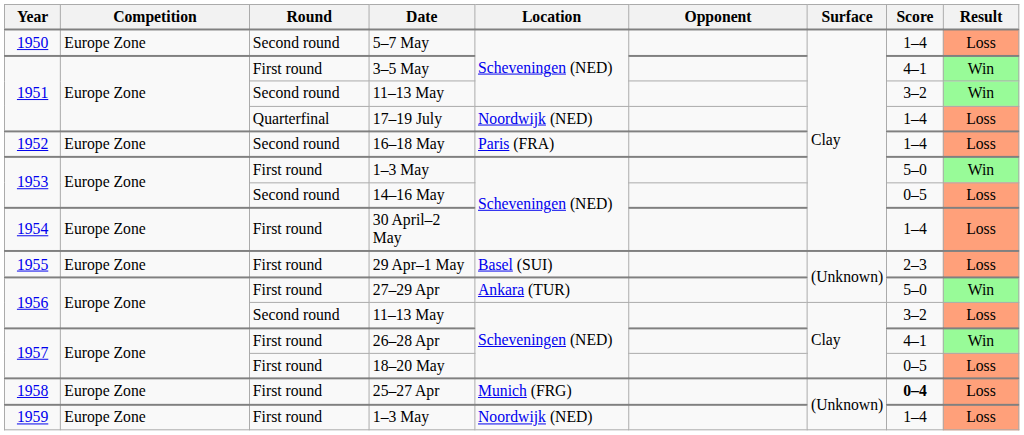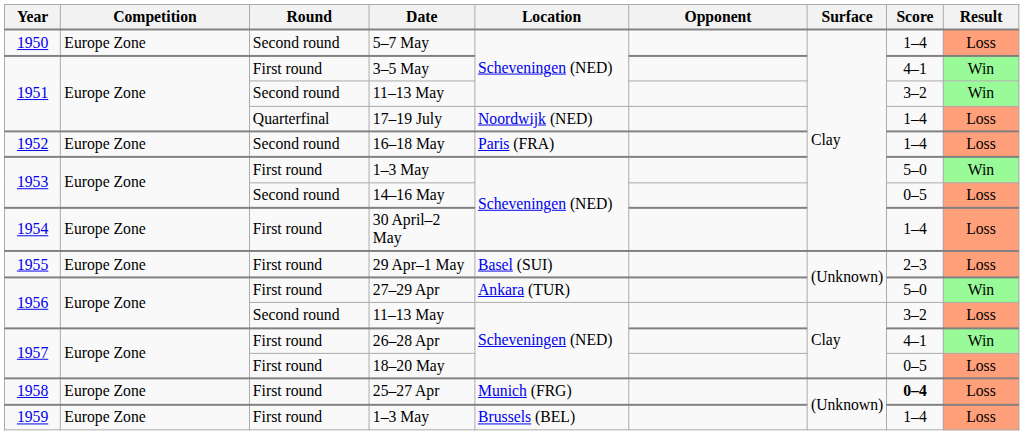(535, 417) Noordwijk (NED) -> (527, 417) Brussels (BEL)
